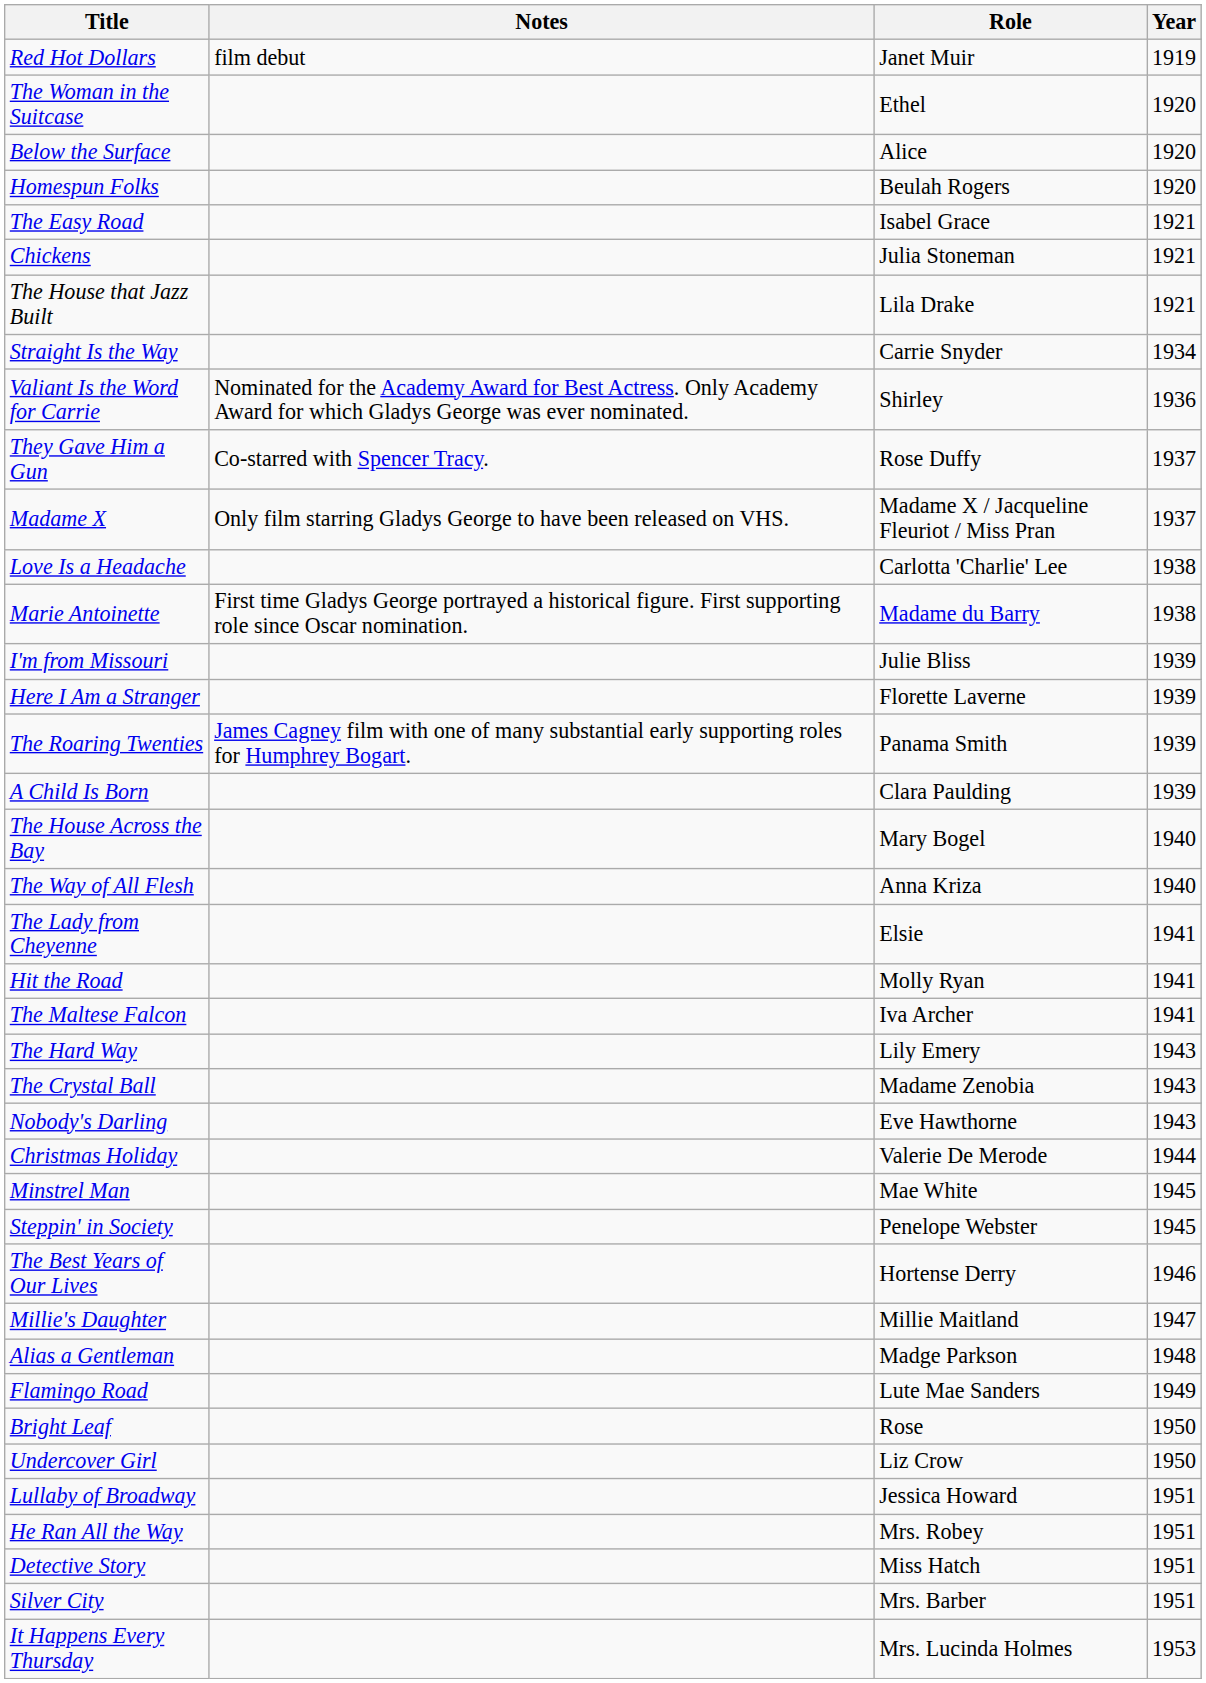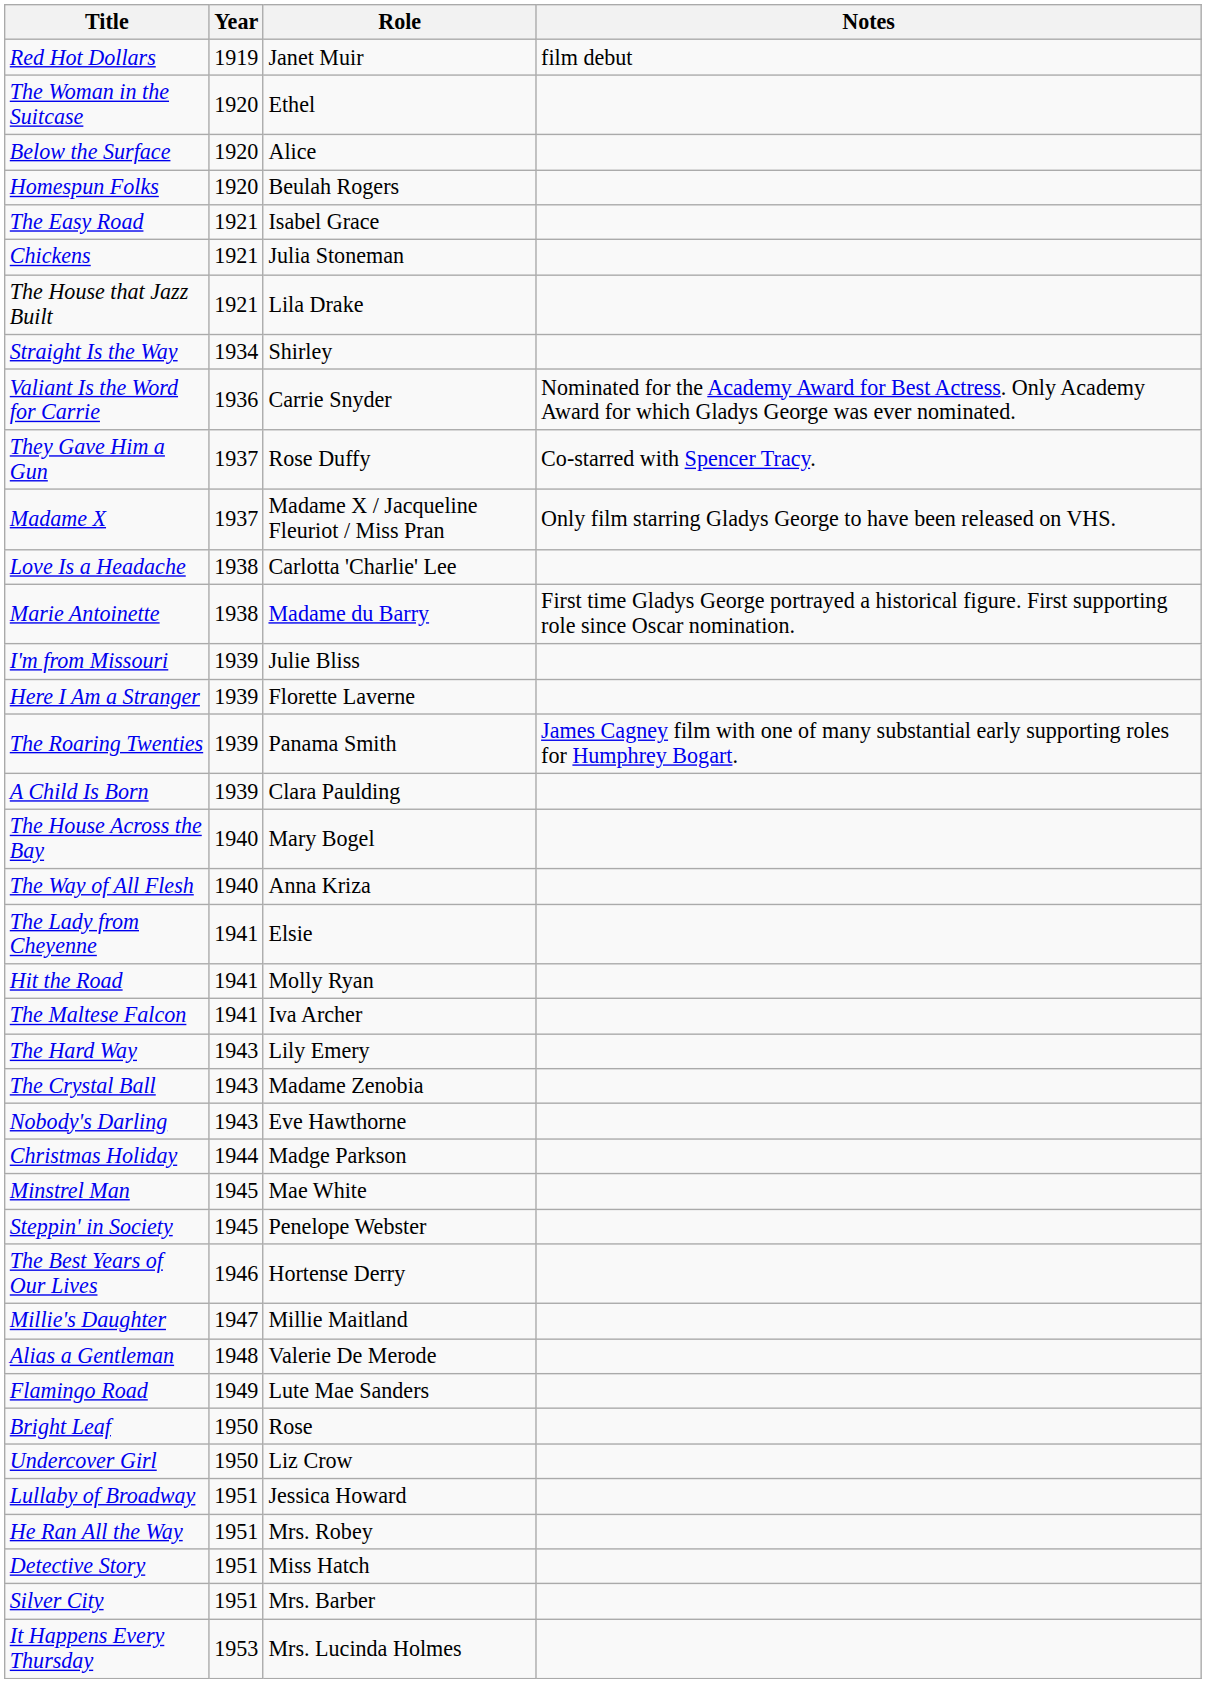columns swapped: (1174, 22) <-> (542, 22)
(941, 351) Carrie Snyder -> (300, 351) Shirley
(911, 399) Shirley -> (330, 399) Carrie Snyder
(963, 1156) Valerie De Merode -> (337, 1156) Madge Parkson
(948, 1355) Madge Parkson -> (352, 1355) Valerie De Merode
